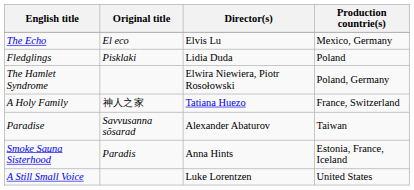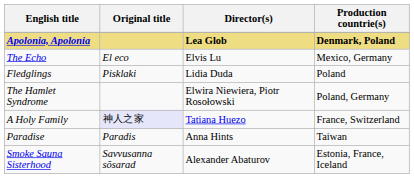+ row: (48, 40)
(123, 102) no background -> (123, 119) lavender background
(127, 126) Savvusanna sõsarad -> (119, 137) Paradis
(228, 126) Alexander Abaturov -> (209, 137) Anna Hints
(119, 154) Paradis -> (127, 159) Savvusanna sõsarad
(209, 154) Anna Hints -> (228, 159) Alexander Abaturov
- row: (45, 176)
